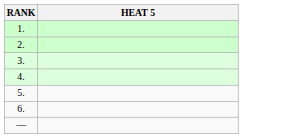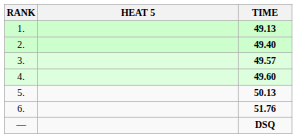+ column: (265, 12)
